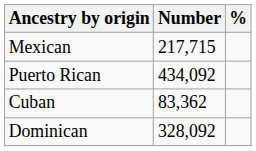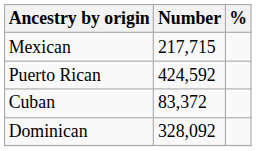(187, 74) 434,092 -> (187, 74) 424,592
(182, 103) 83,362 -> (182, 103) 83,372
